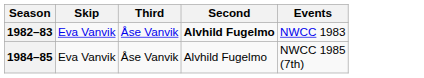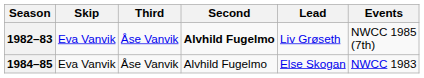+ column: (313, 13)
(313, 32) NWCC 1983 -> (384, 38) NWCC 1985 (7th)
(313, 57) NWCC 1985 (7th) -> (384, 63) NWCC 1983
